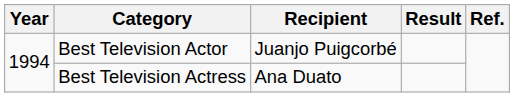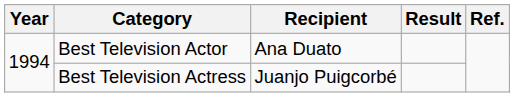(326, 48) Juanjo Puigcorbé -> (298, 48) Ana Duato
(298, 77) Ana Duato -> (326, 77) Juanjo Puigcorbé
